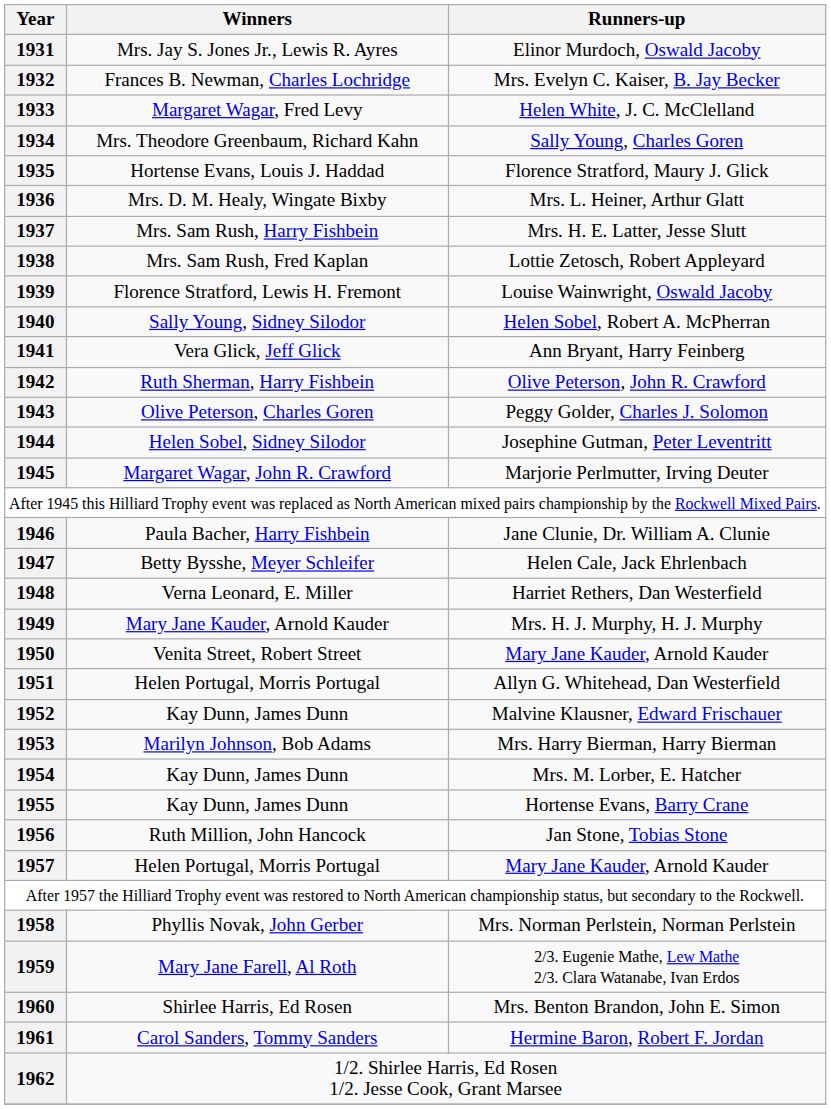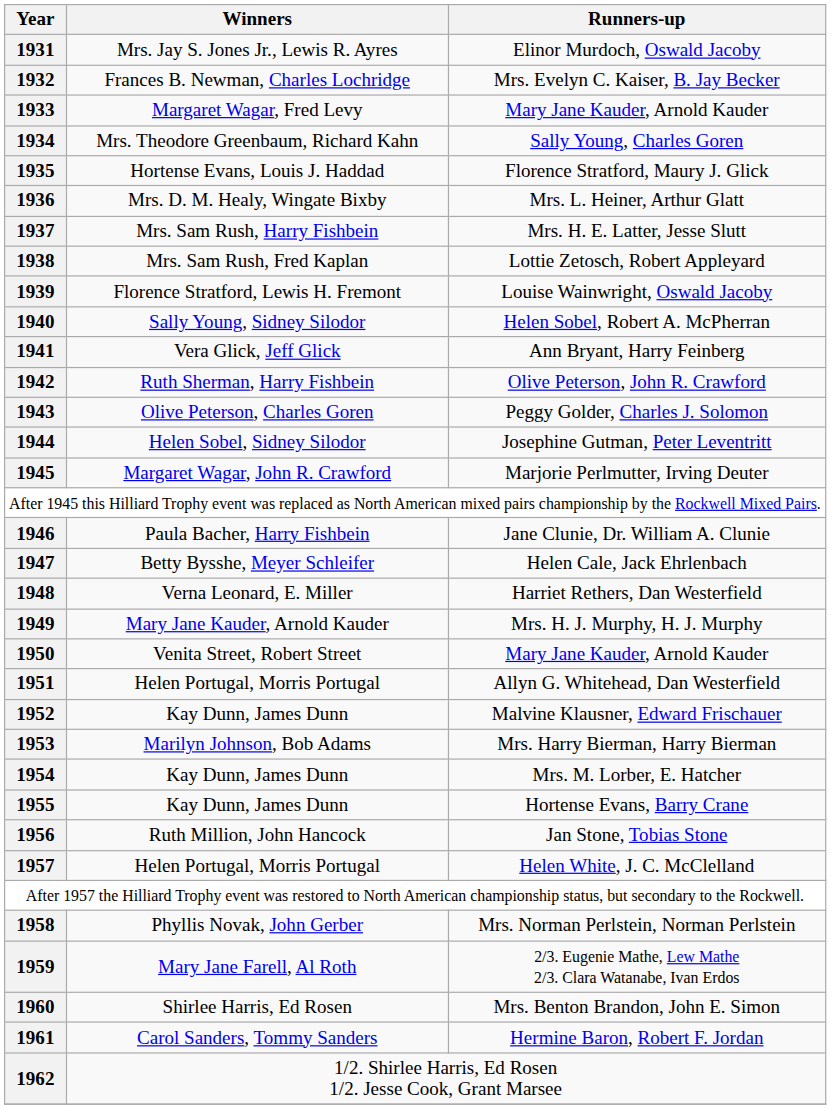(637, 110) Helen White, J. C. McClelland -> (637, 110) Mary Jane Kauder, Arnold Kauder
(637, 865) Mary Jane Kauder, Arnold Kauder -> (637, 865) Helen White, J. C. McClelland
